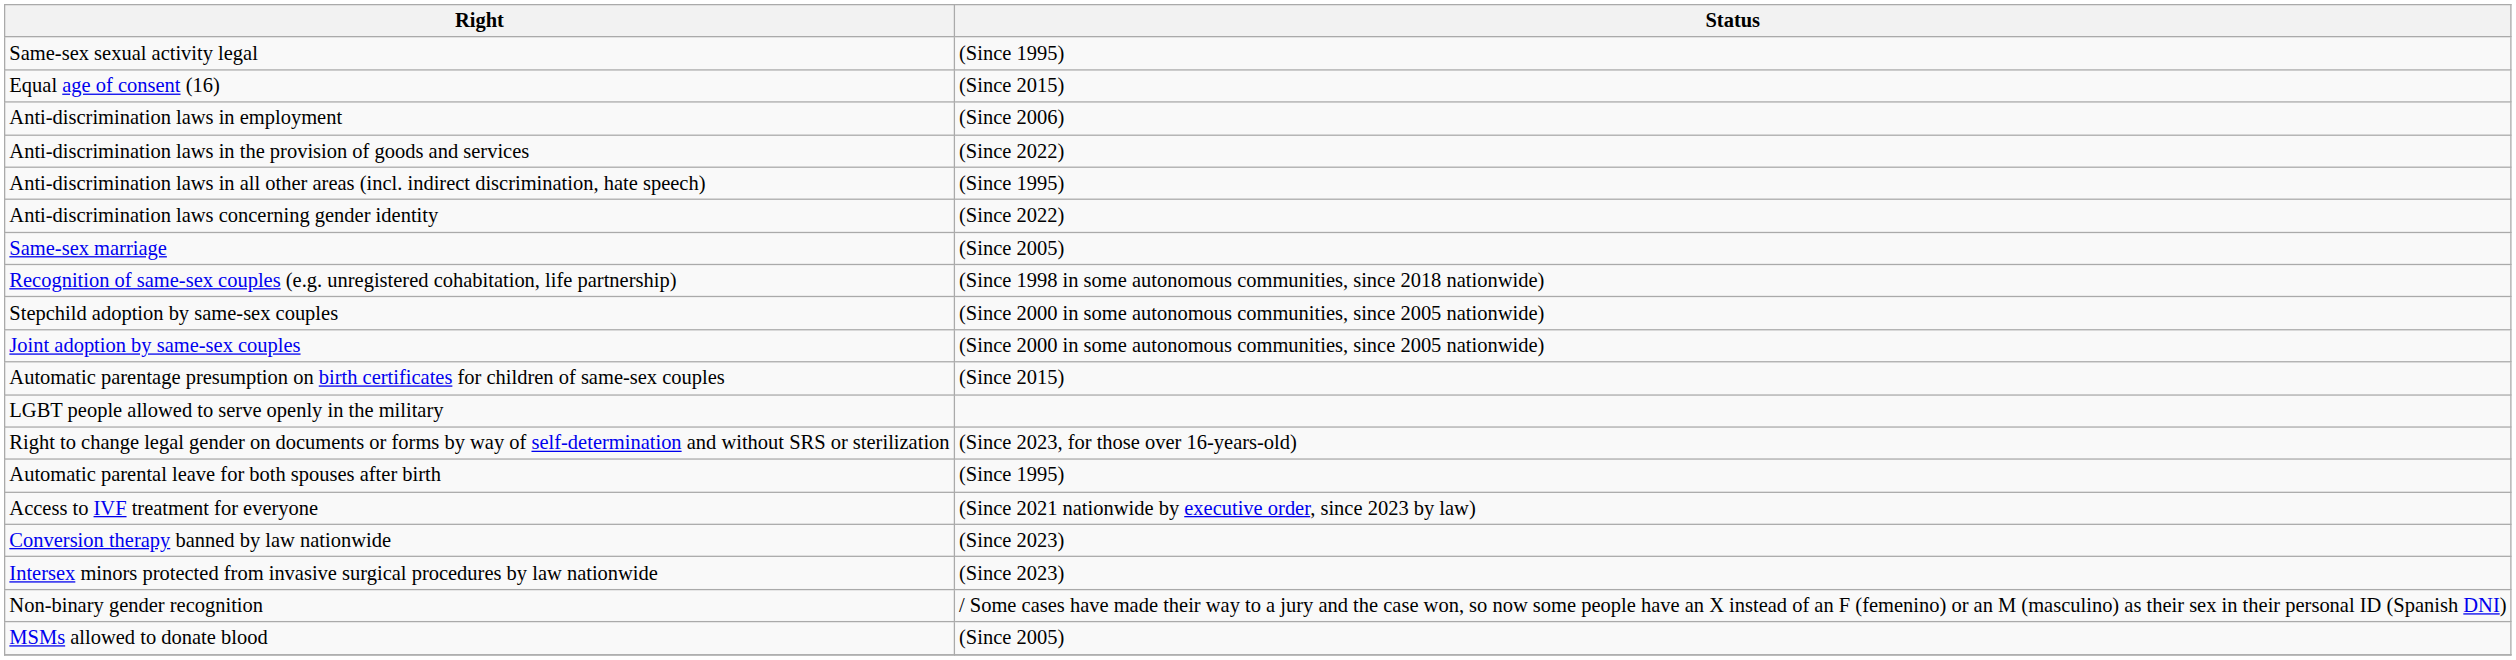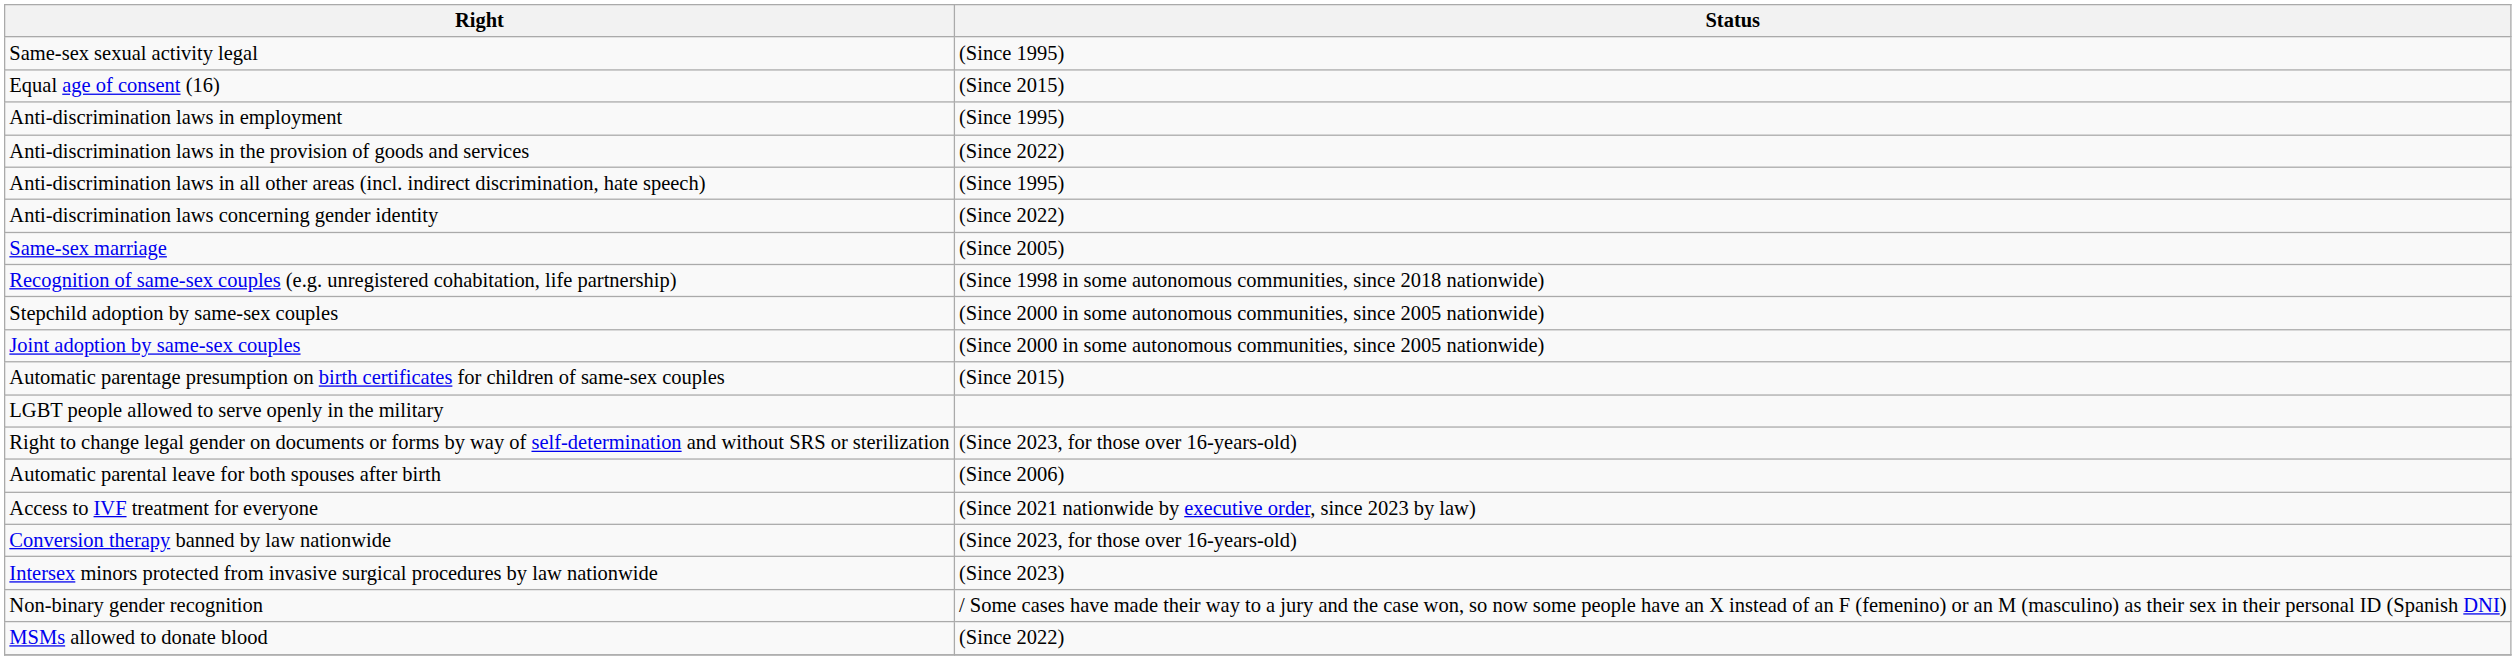(1012, 118) (Since 2006) -> (1012, 118) (Since 1995)
(1012, 475) (Since 1995) -> (1012, 475) (Since 2006)
(1012, 540) (Since 2023) -> (1128, 540) (Since 2023, for those over 16-years-old)
(1012, 637) (Since 2005) -> (1012, 637) (Since 2022)
